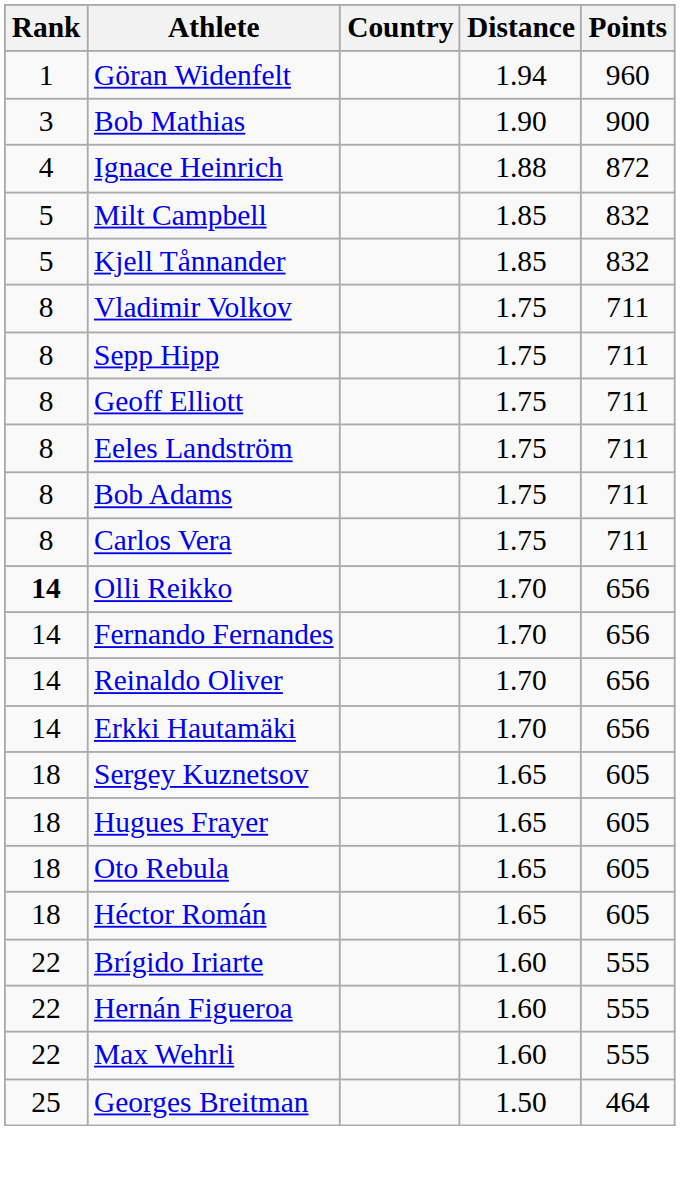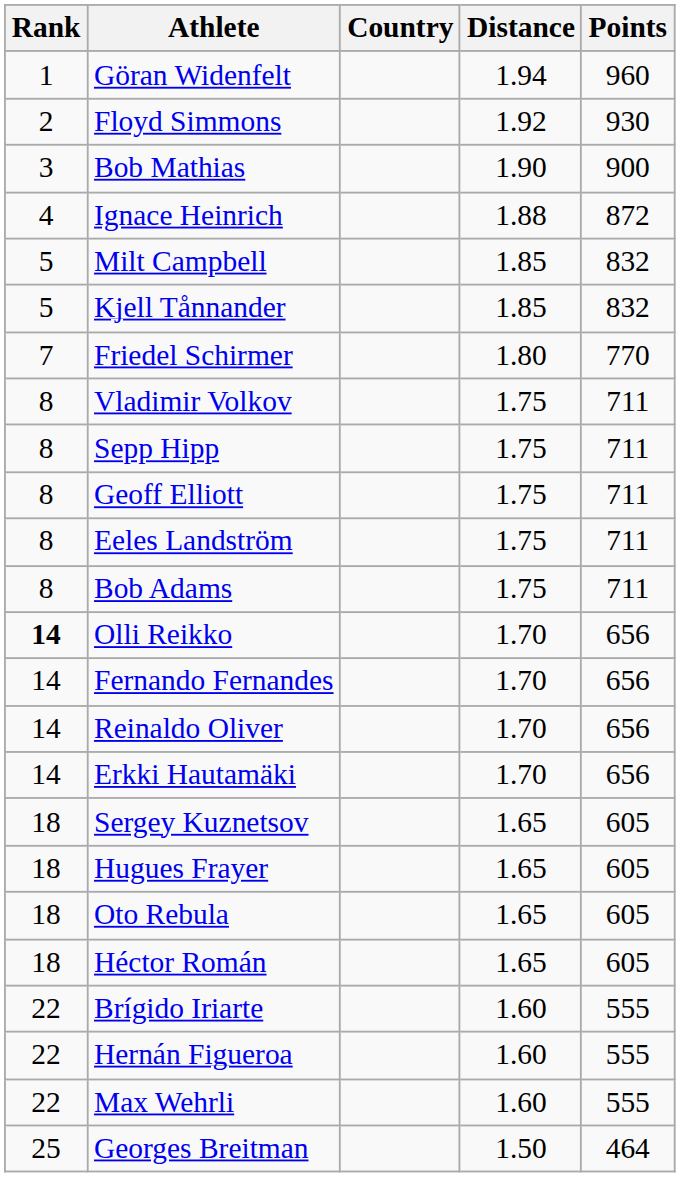+ row: (188, 121)
+ row: (193, 354)
- row: (163, 541)
